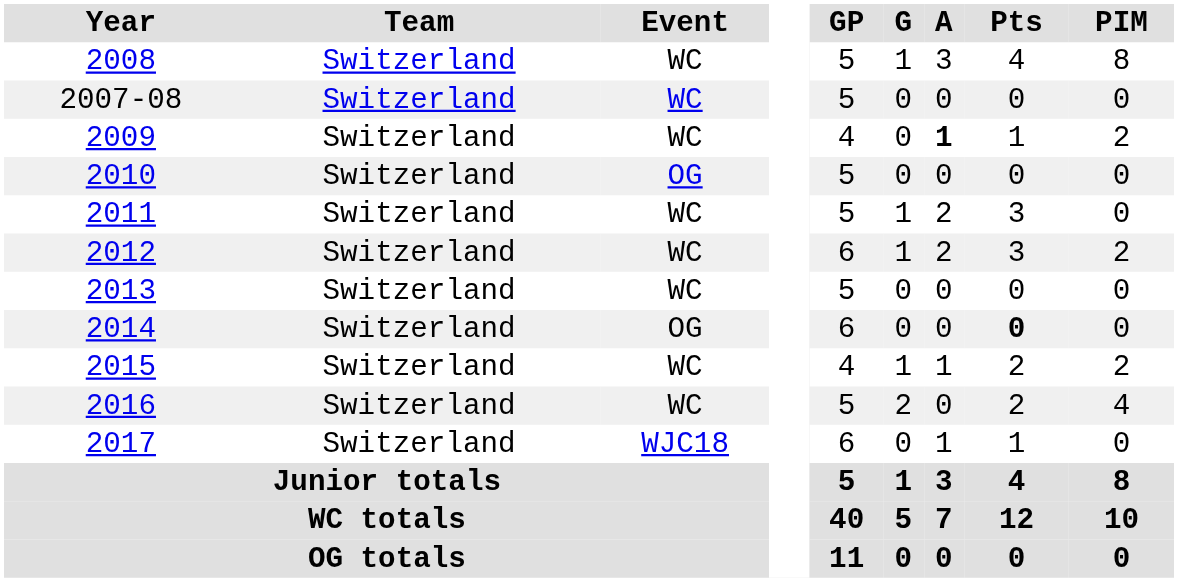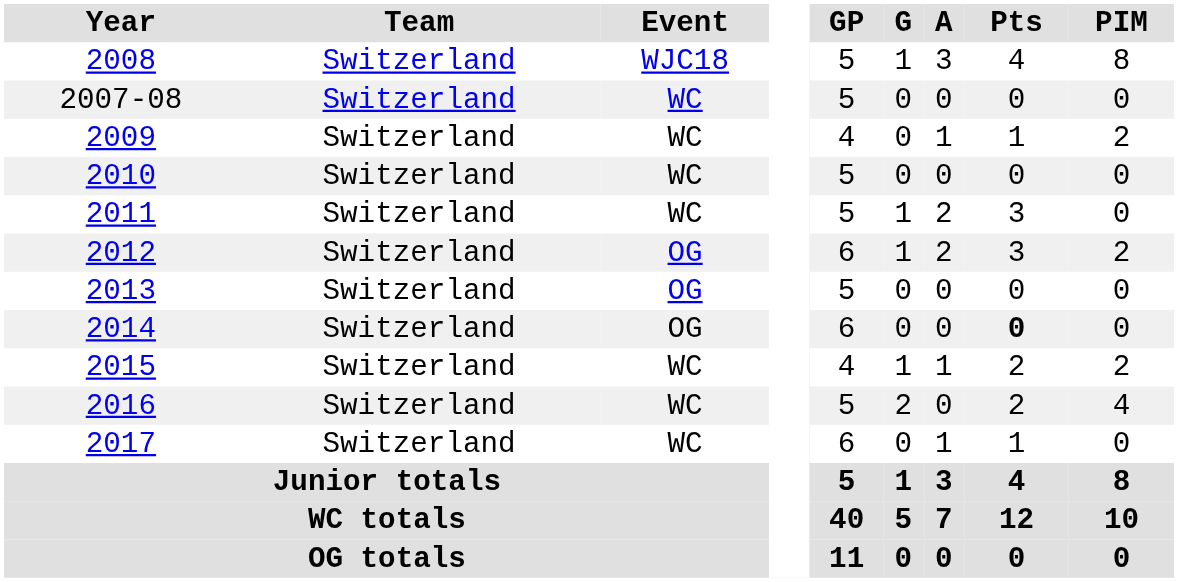(685, 61) WC -> (685, 61) WJC18
(944, 138) bold -> (944, 138) normal
(685, 176) OG -> (685, 176) WC
(685, 253) WC -> (685, 253) OG
(685, 291) WC -> (685, 291) OG
(685, 444) WJC18 -> (685, 444) WC
